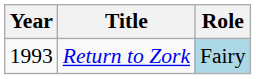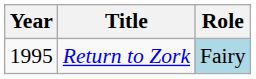(31, 55) 1993 -> (31, 55) 1995
